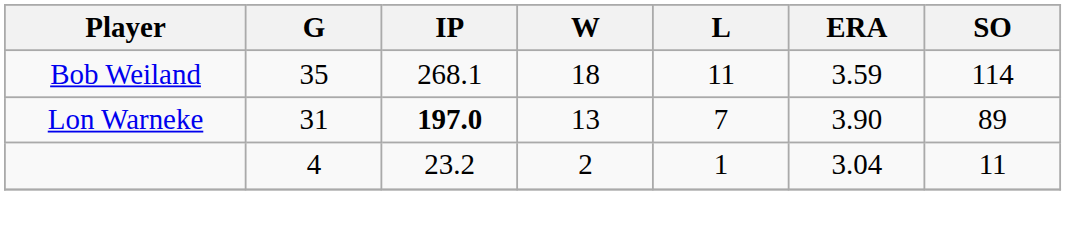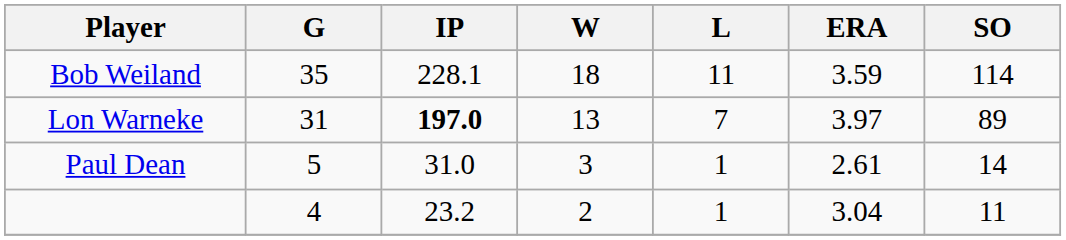(450, 73) 268.1 -> (450, 73) 228.1
(857, 119) 3.90 -> (857, 119) 3.97
+ row: (126, 165)
